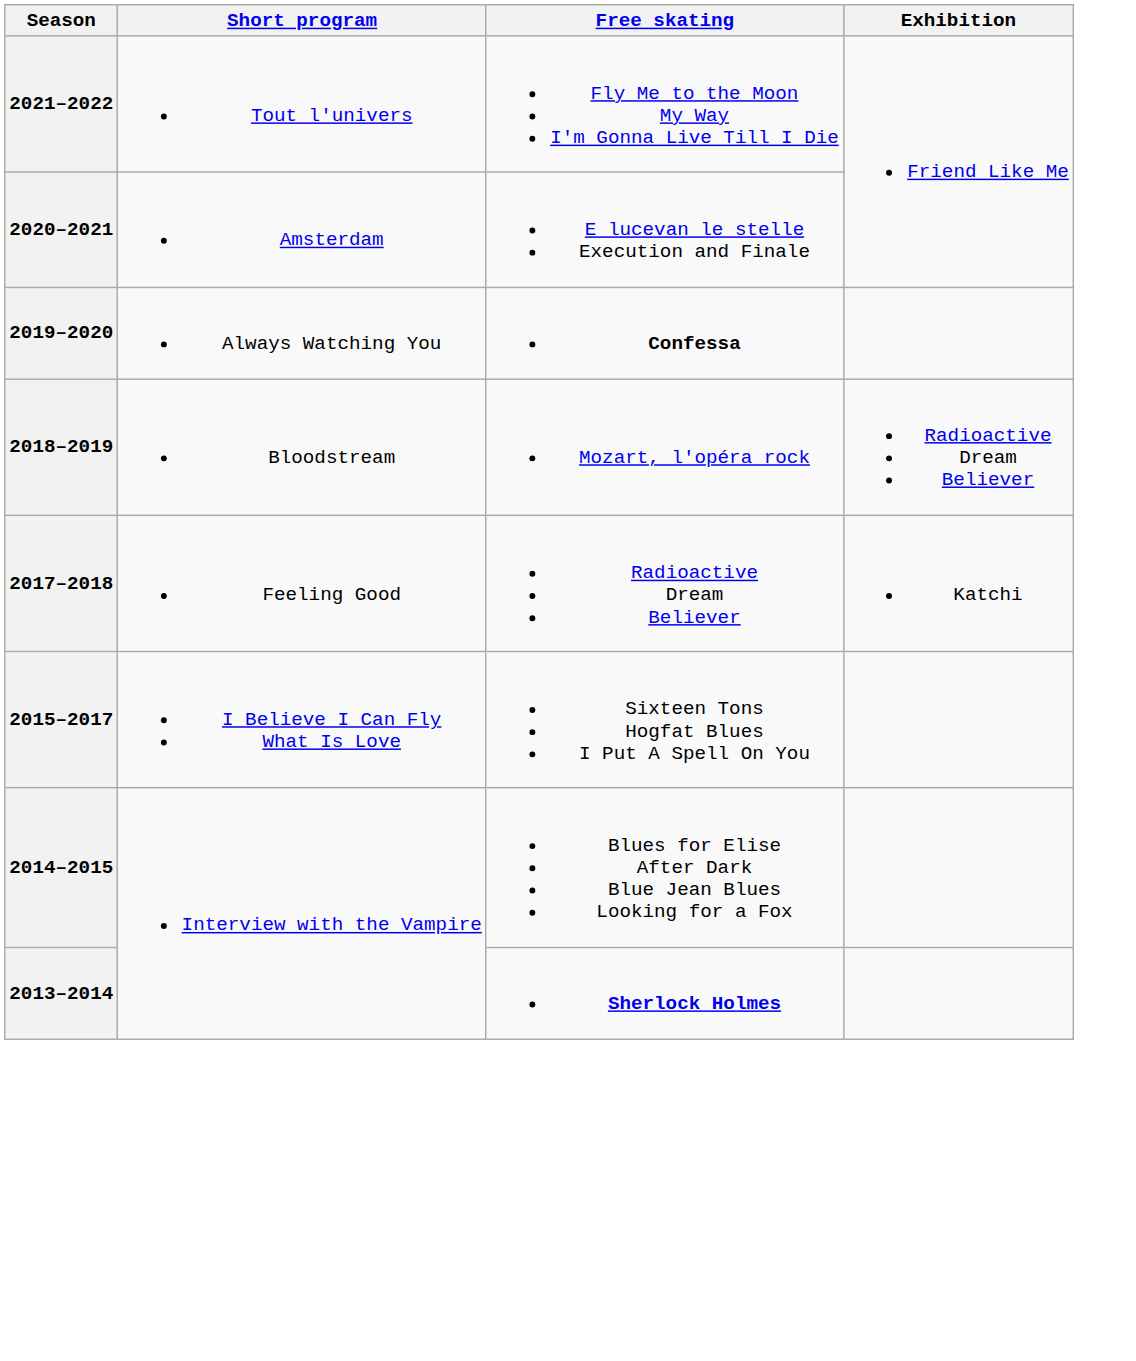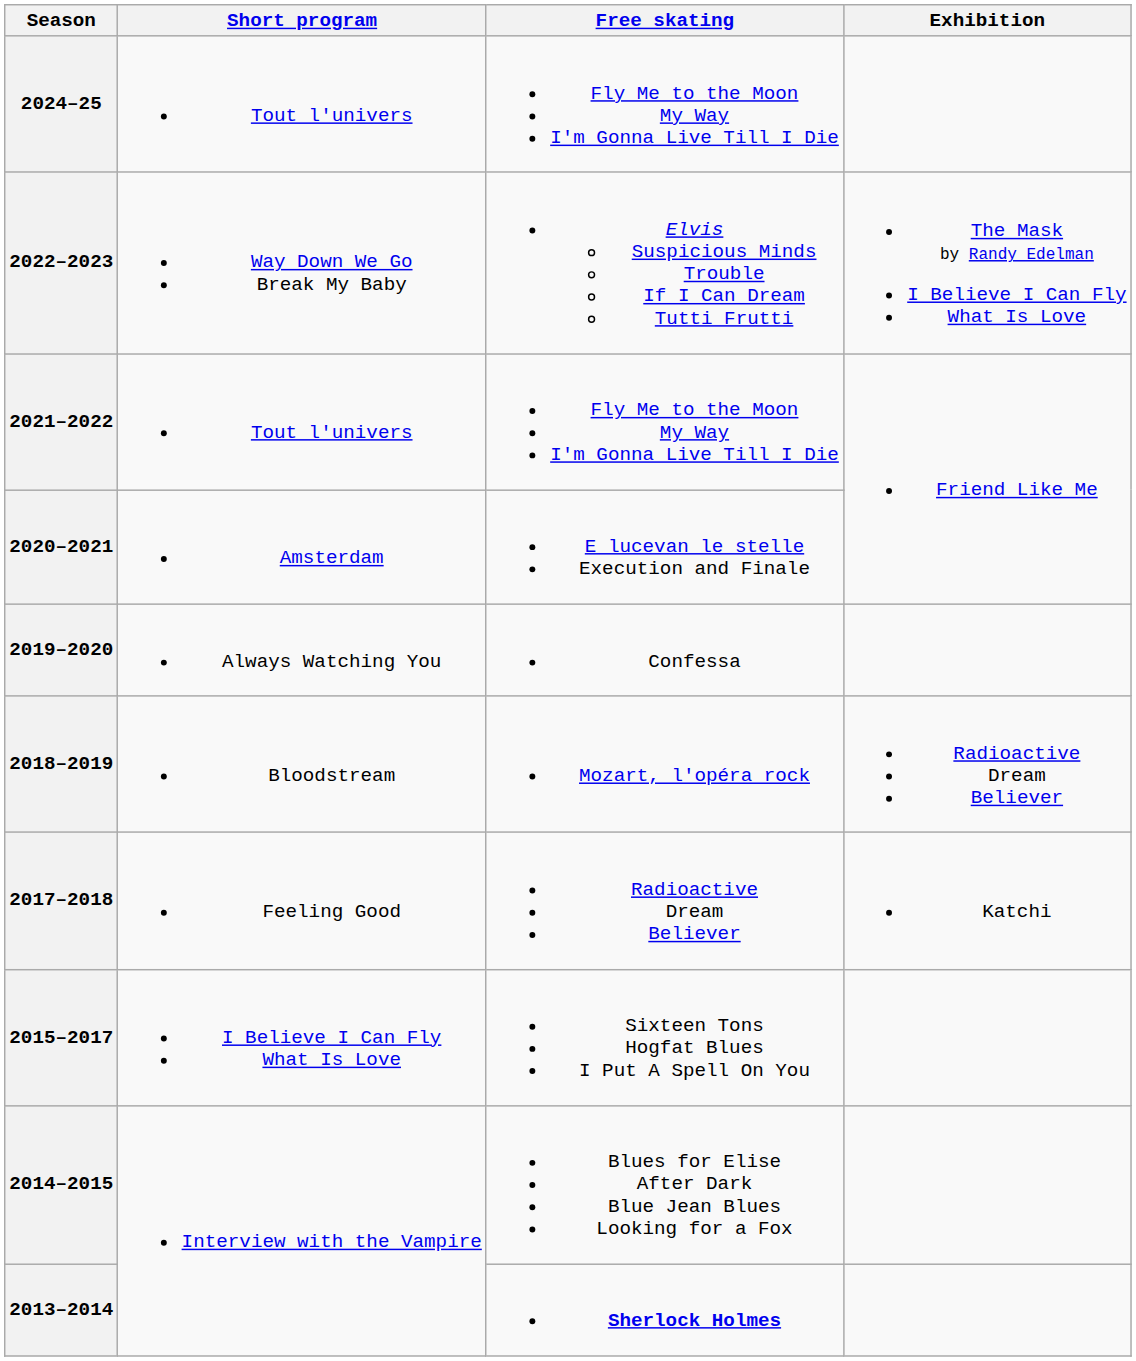+ row: (61, 104)
+ row: (61, 263)
(665, 344) bold -> (665, 661) normal
